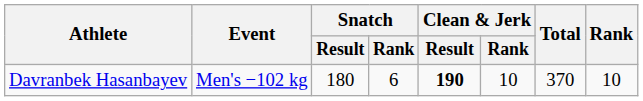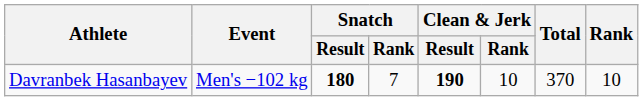(340, 80) normal -> (340, 80) bold
(394, 80) 6 -> (394, 80) 7
